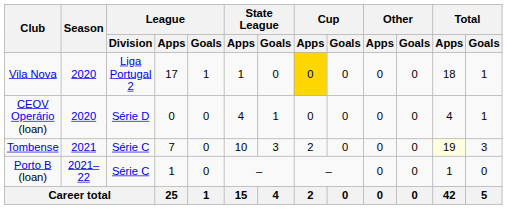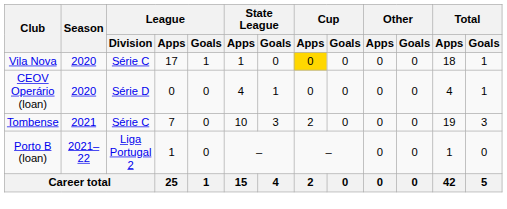(131, 74) Liga Portugal 2 -> (131, 61) Série C
(449, 147) lightyellow background -> (449, 122) no background
(131, 171) Série C -> (131, 152) Liga Portugal 2
